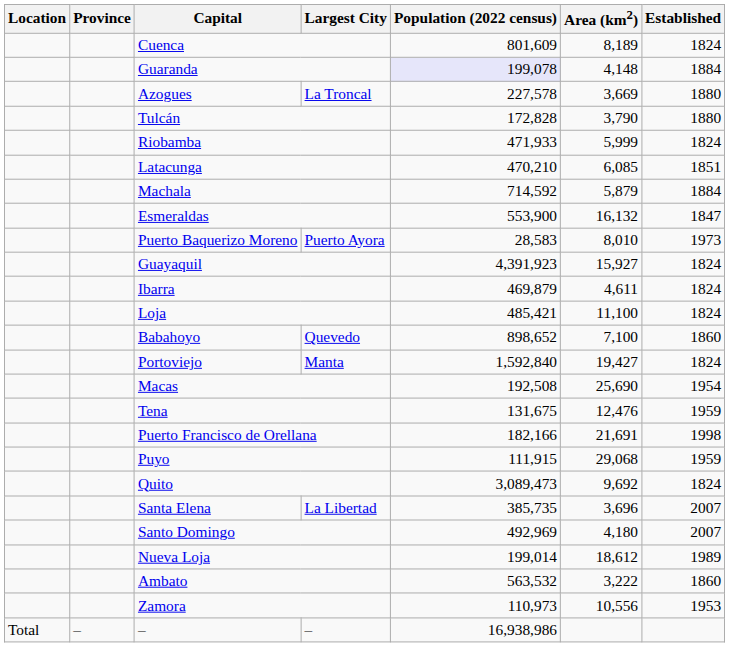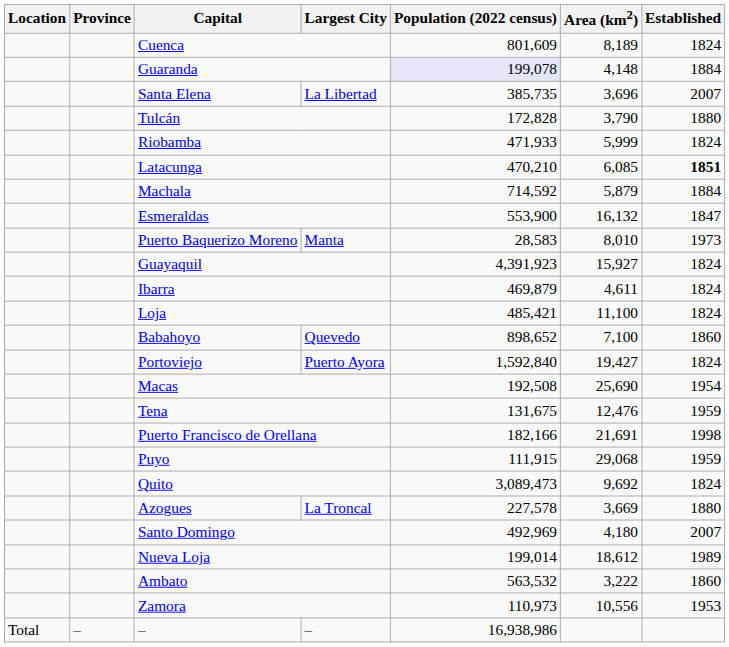rows swapped: (165, 93) <-> (174, 508)
(706, 166) normal -> (706, 166) bold
(345, 240) Puerto Ayora -> (324, 240) Manta
(324, 361) Manta -> (345, 361) Puerto Ayora
